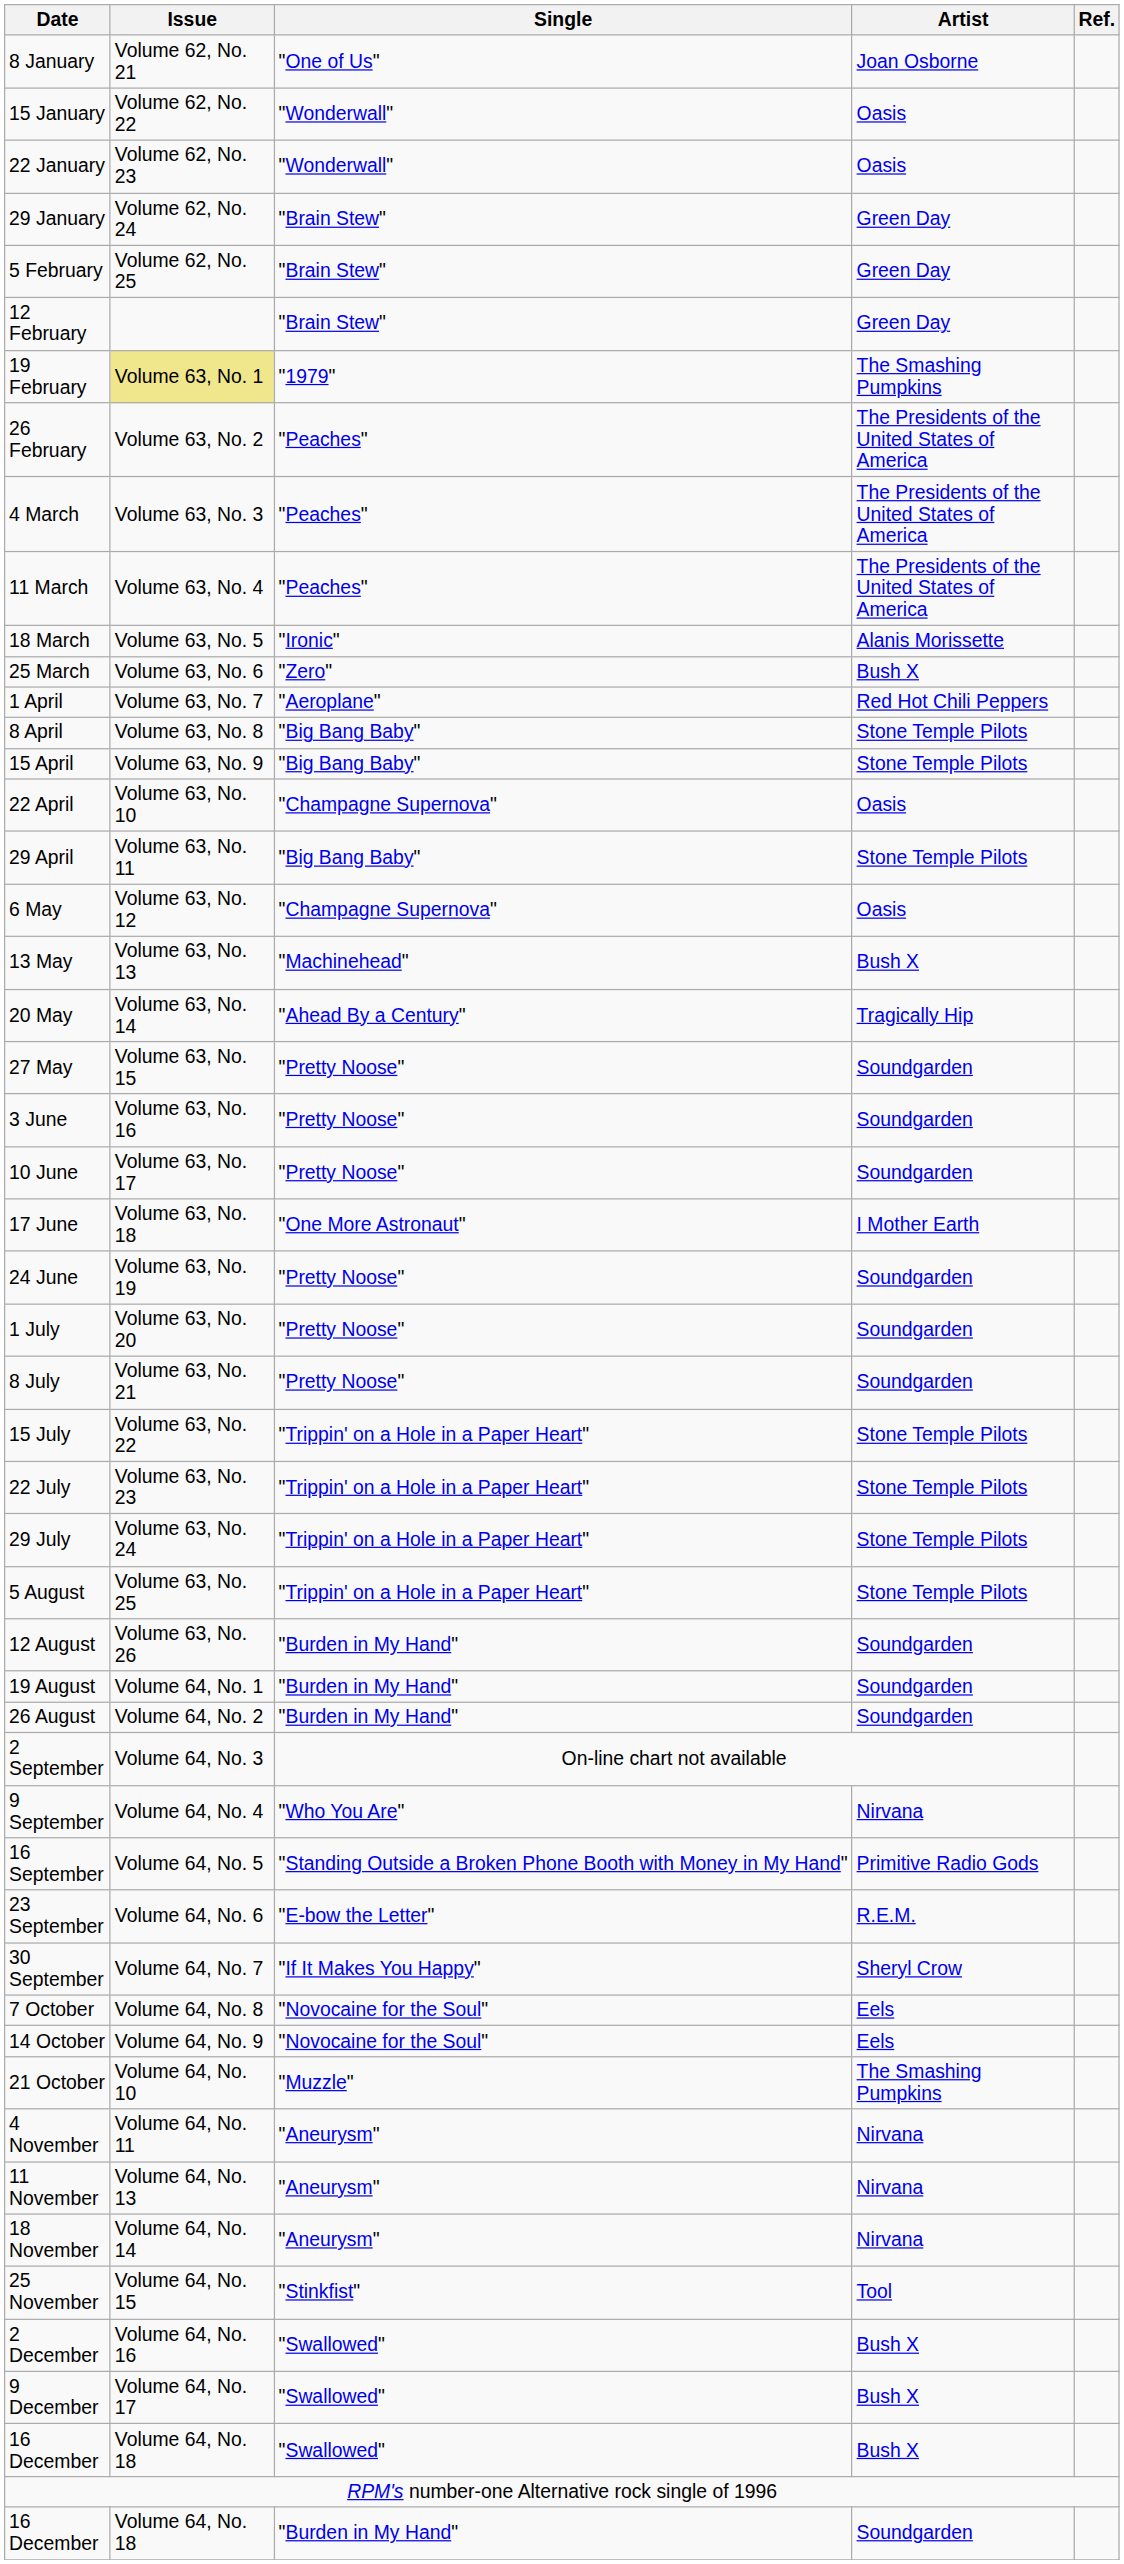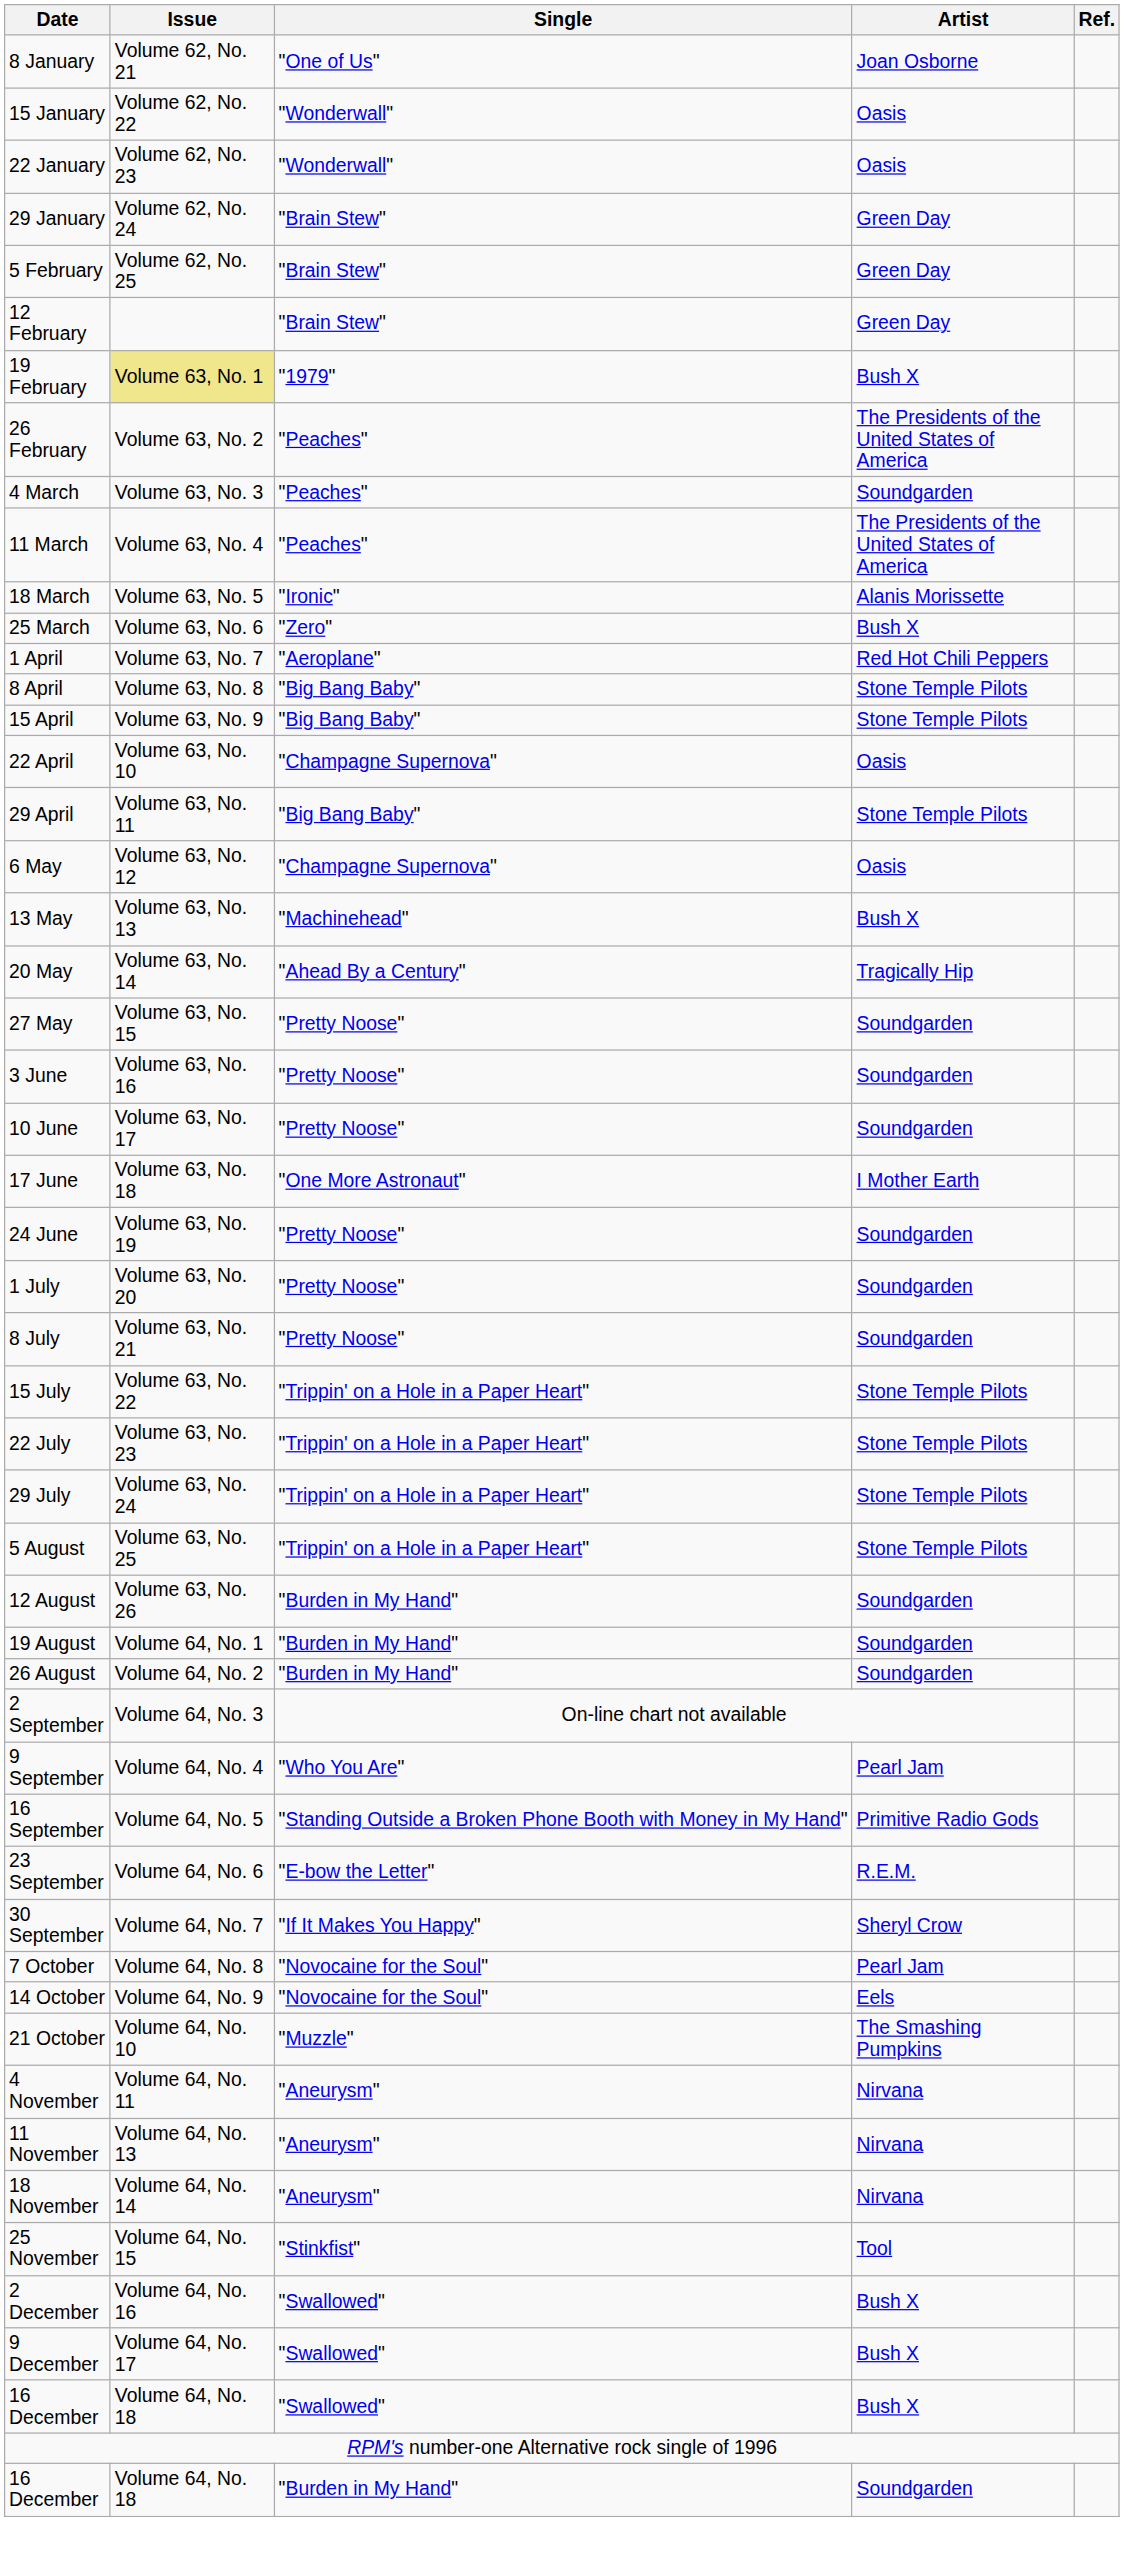(919, 376) The Smashing Pumpkins -> (888, 376) Bush X
(949, 513) The Presidents of the United States of America -> (915, 492) Soundgarden
(890, 1811) Nirvana -> (900, 1767) Pearl Jam
(875, 2010) Eels -> (900, 1966) Pearl Jam
